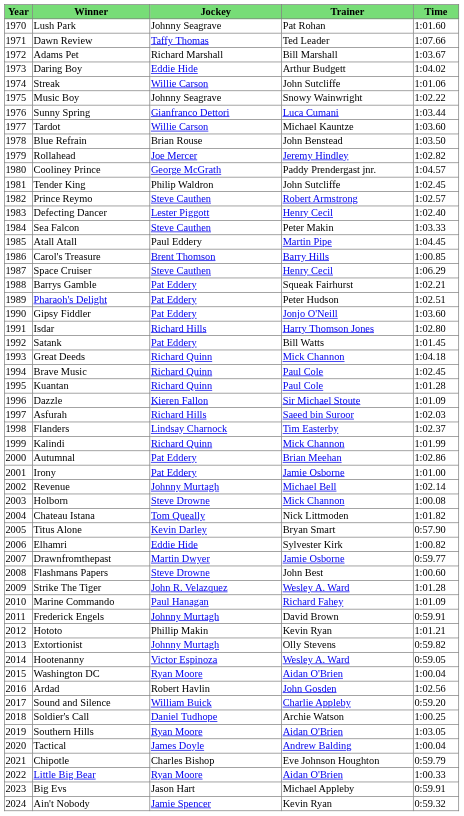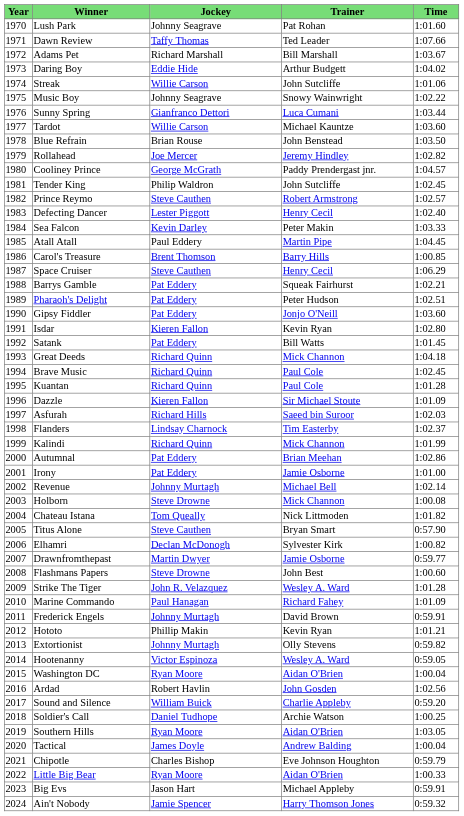(181, 227) Steve Cauthen -> (179, 227) Kevin Darley
(179, 328) Richard Hills -> (180, 328) Kieren Fallon
(328, 328) Harry Thomson Jones -> (307, 328) Kevin Ryan
(179, 530) Kevin Darley -> (181, 530) Steve Cauthen
(174, 544) Eddie Hide -> (190, 544) Declan McDonogh
(307, 803) Kevin Ryan -> (328, 803) Harry Thomson Jones
